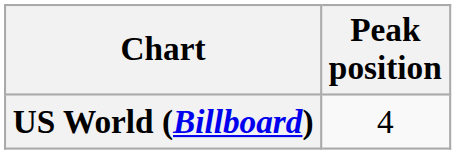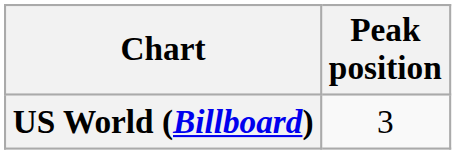(385, 121) 4 -> (385, 121) 3
